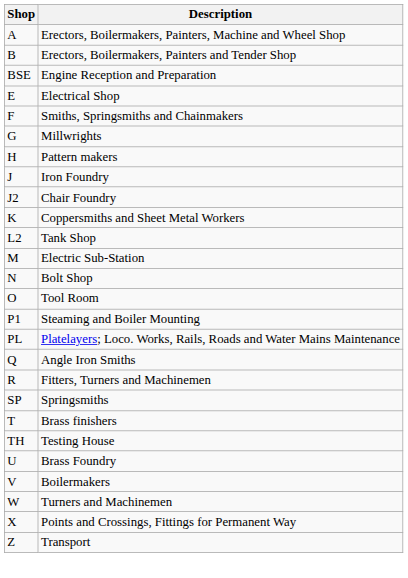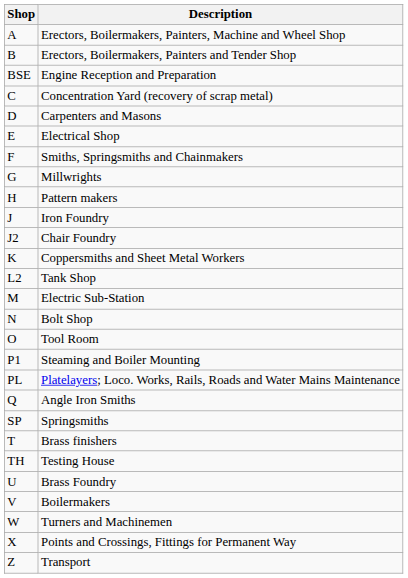+ row: (157, 95)
+ row: (101, 116)
- row: (126, 380)
